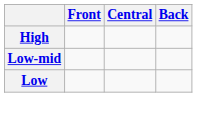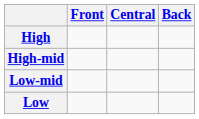+ row: (36, 59)
